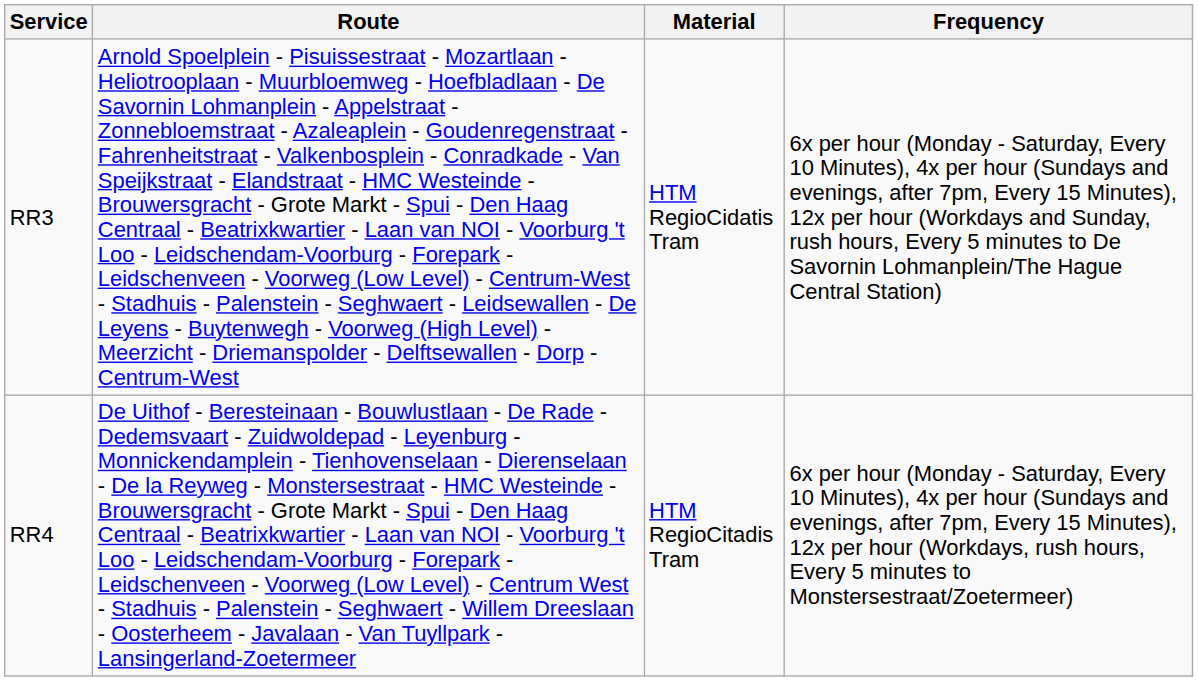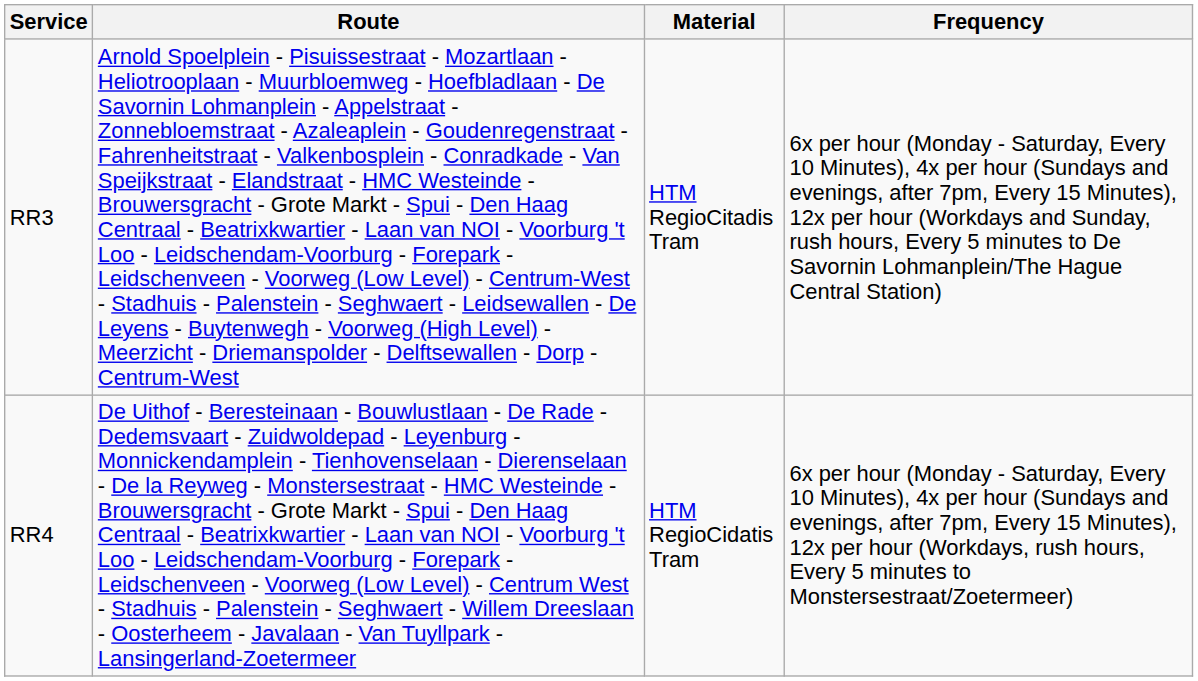(711, 216) HTM RegioCidatis Tram -> (711, 216) HTM RegioCitadis Tram
(711, 535) HTM RegioCitadis Tram -> (711, 535) HTM RegioCidatis Tram
